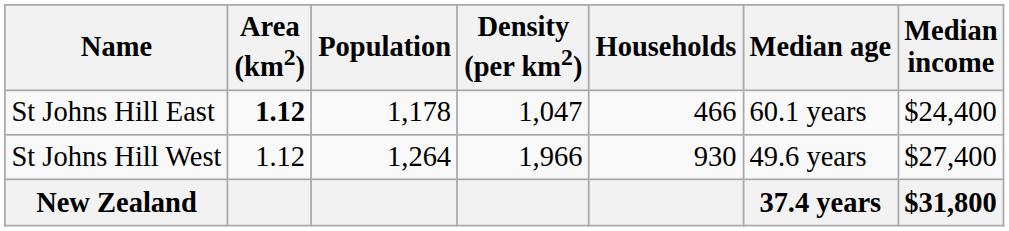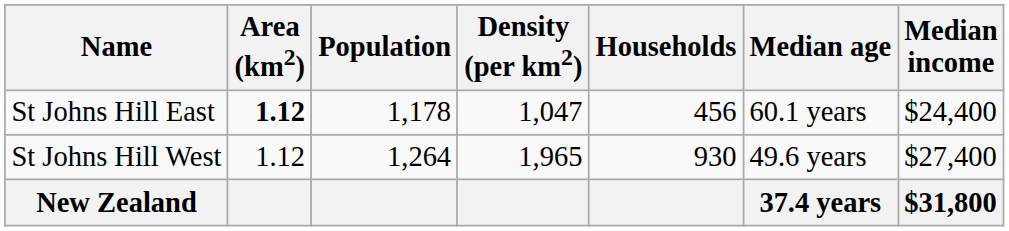(715, 111) 466 -> (715, 111) 456
(550, 157) 1,966 -> (550, 157) 1,965
